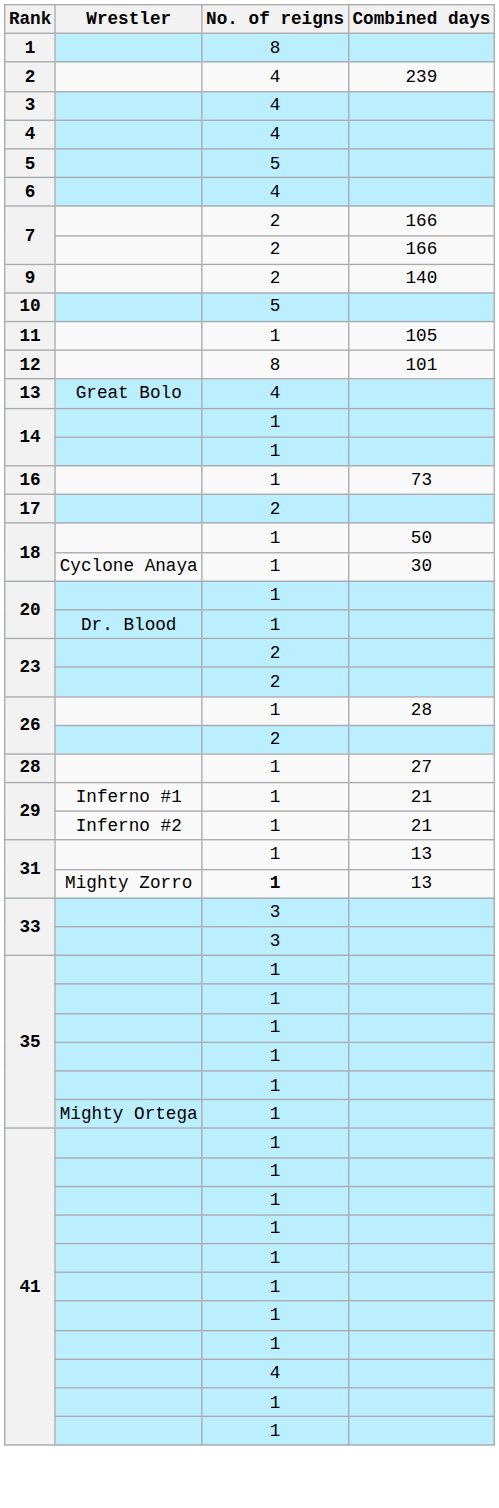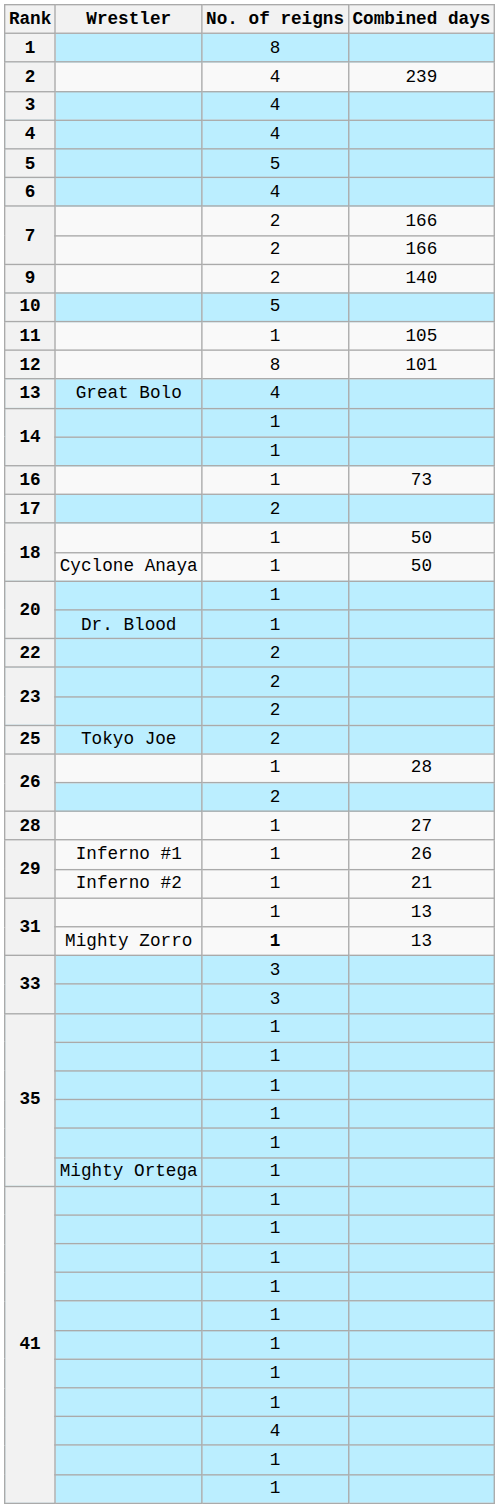(421, 567) 30 -> (421, 567) 50
+ row: (30, 653)
+ row: (30, 739)
(421, 797) 21 -> (421, 855) 26
